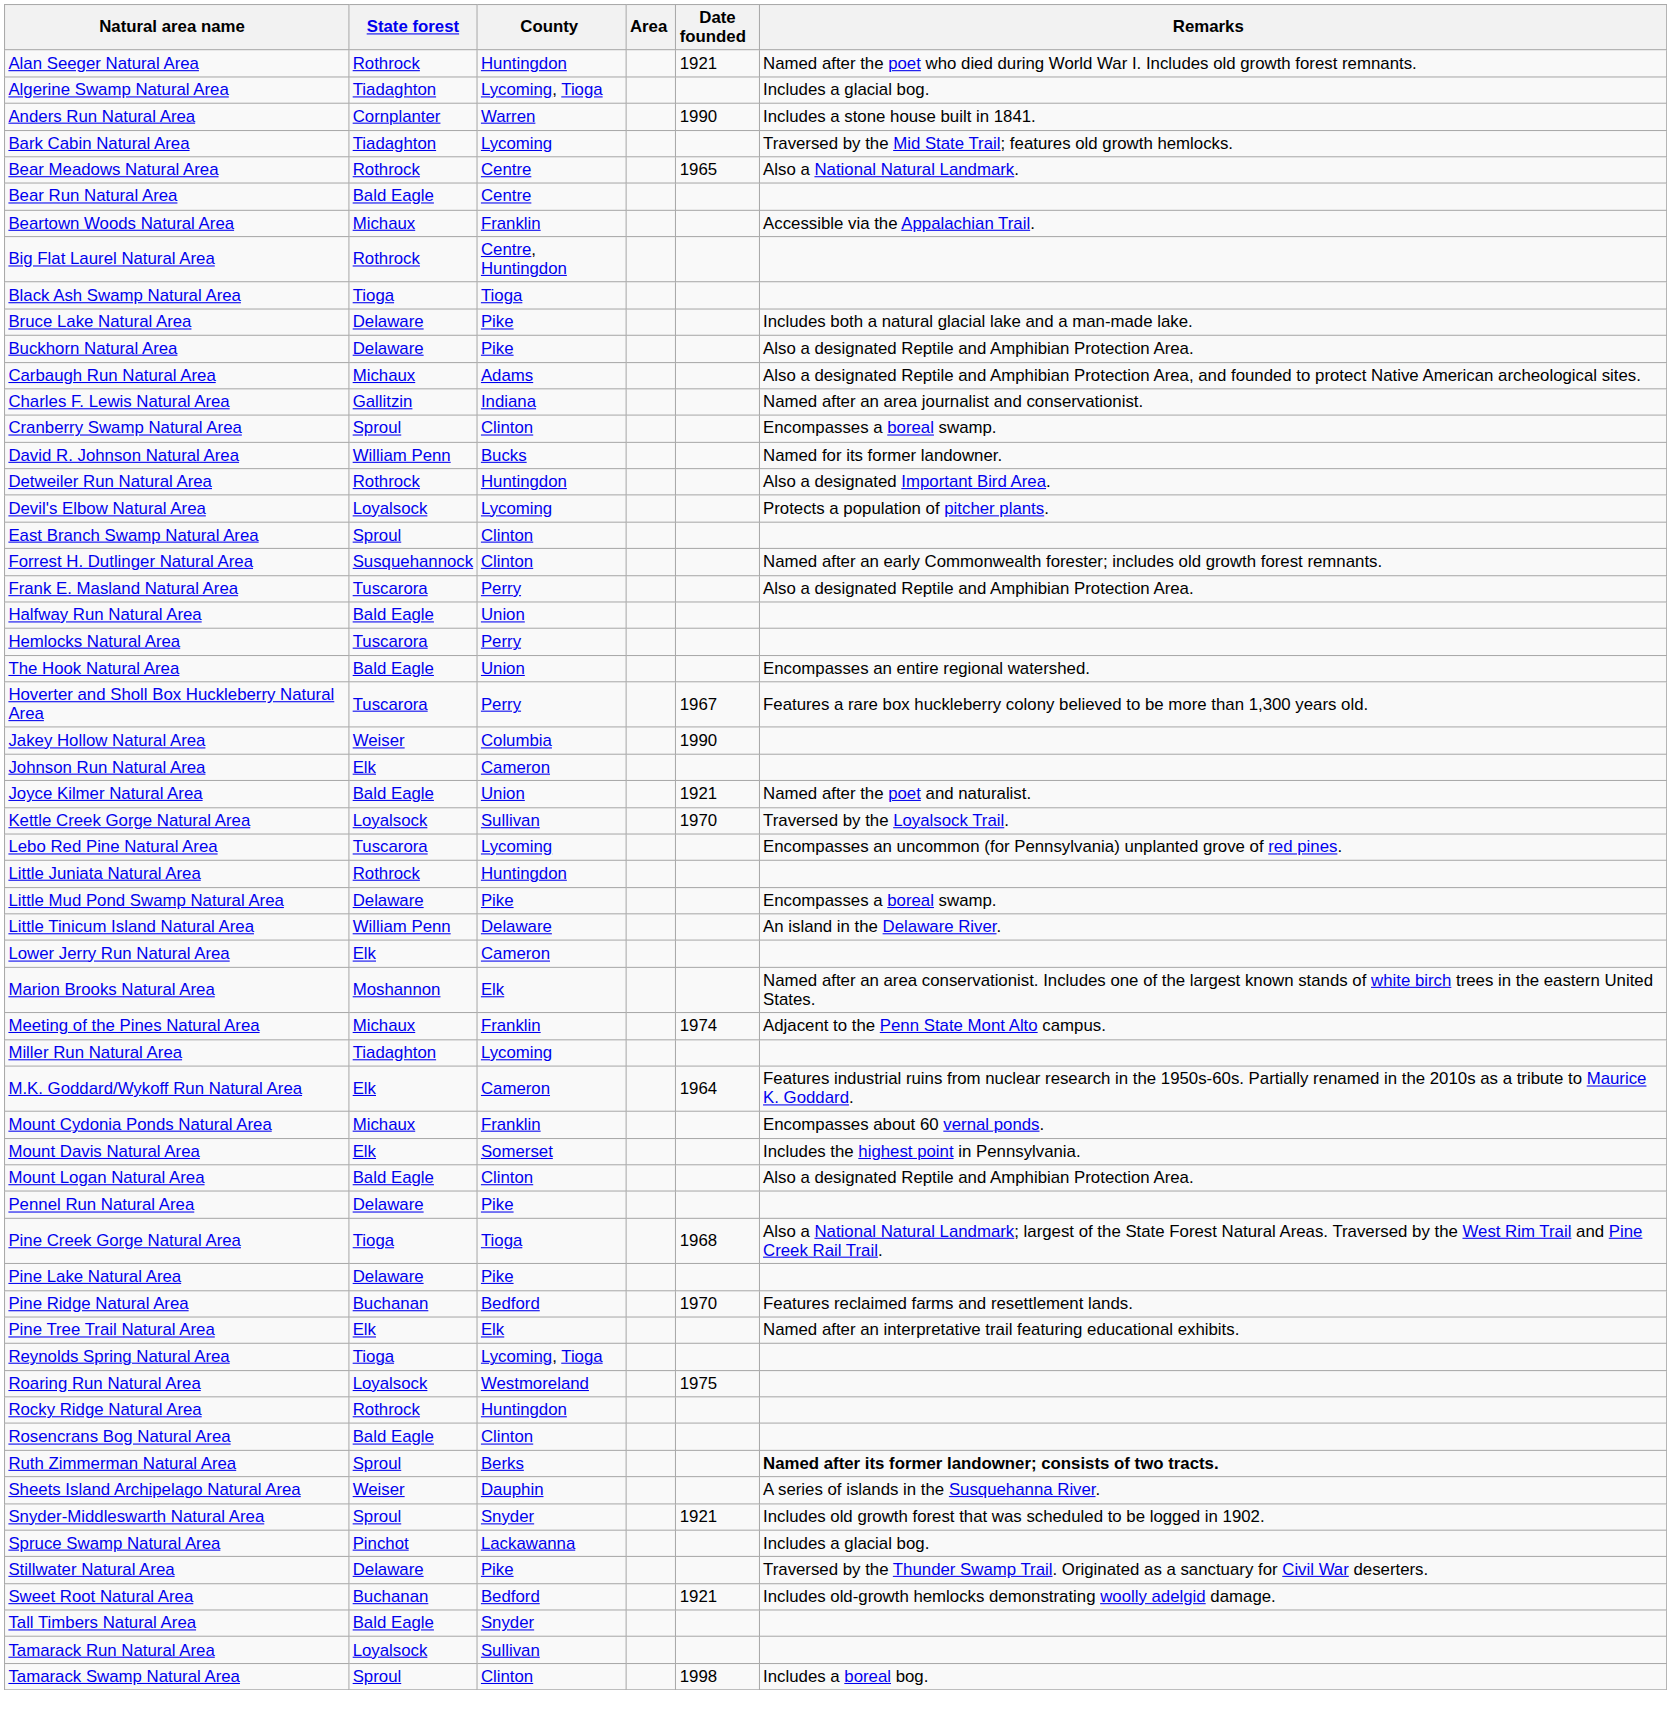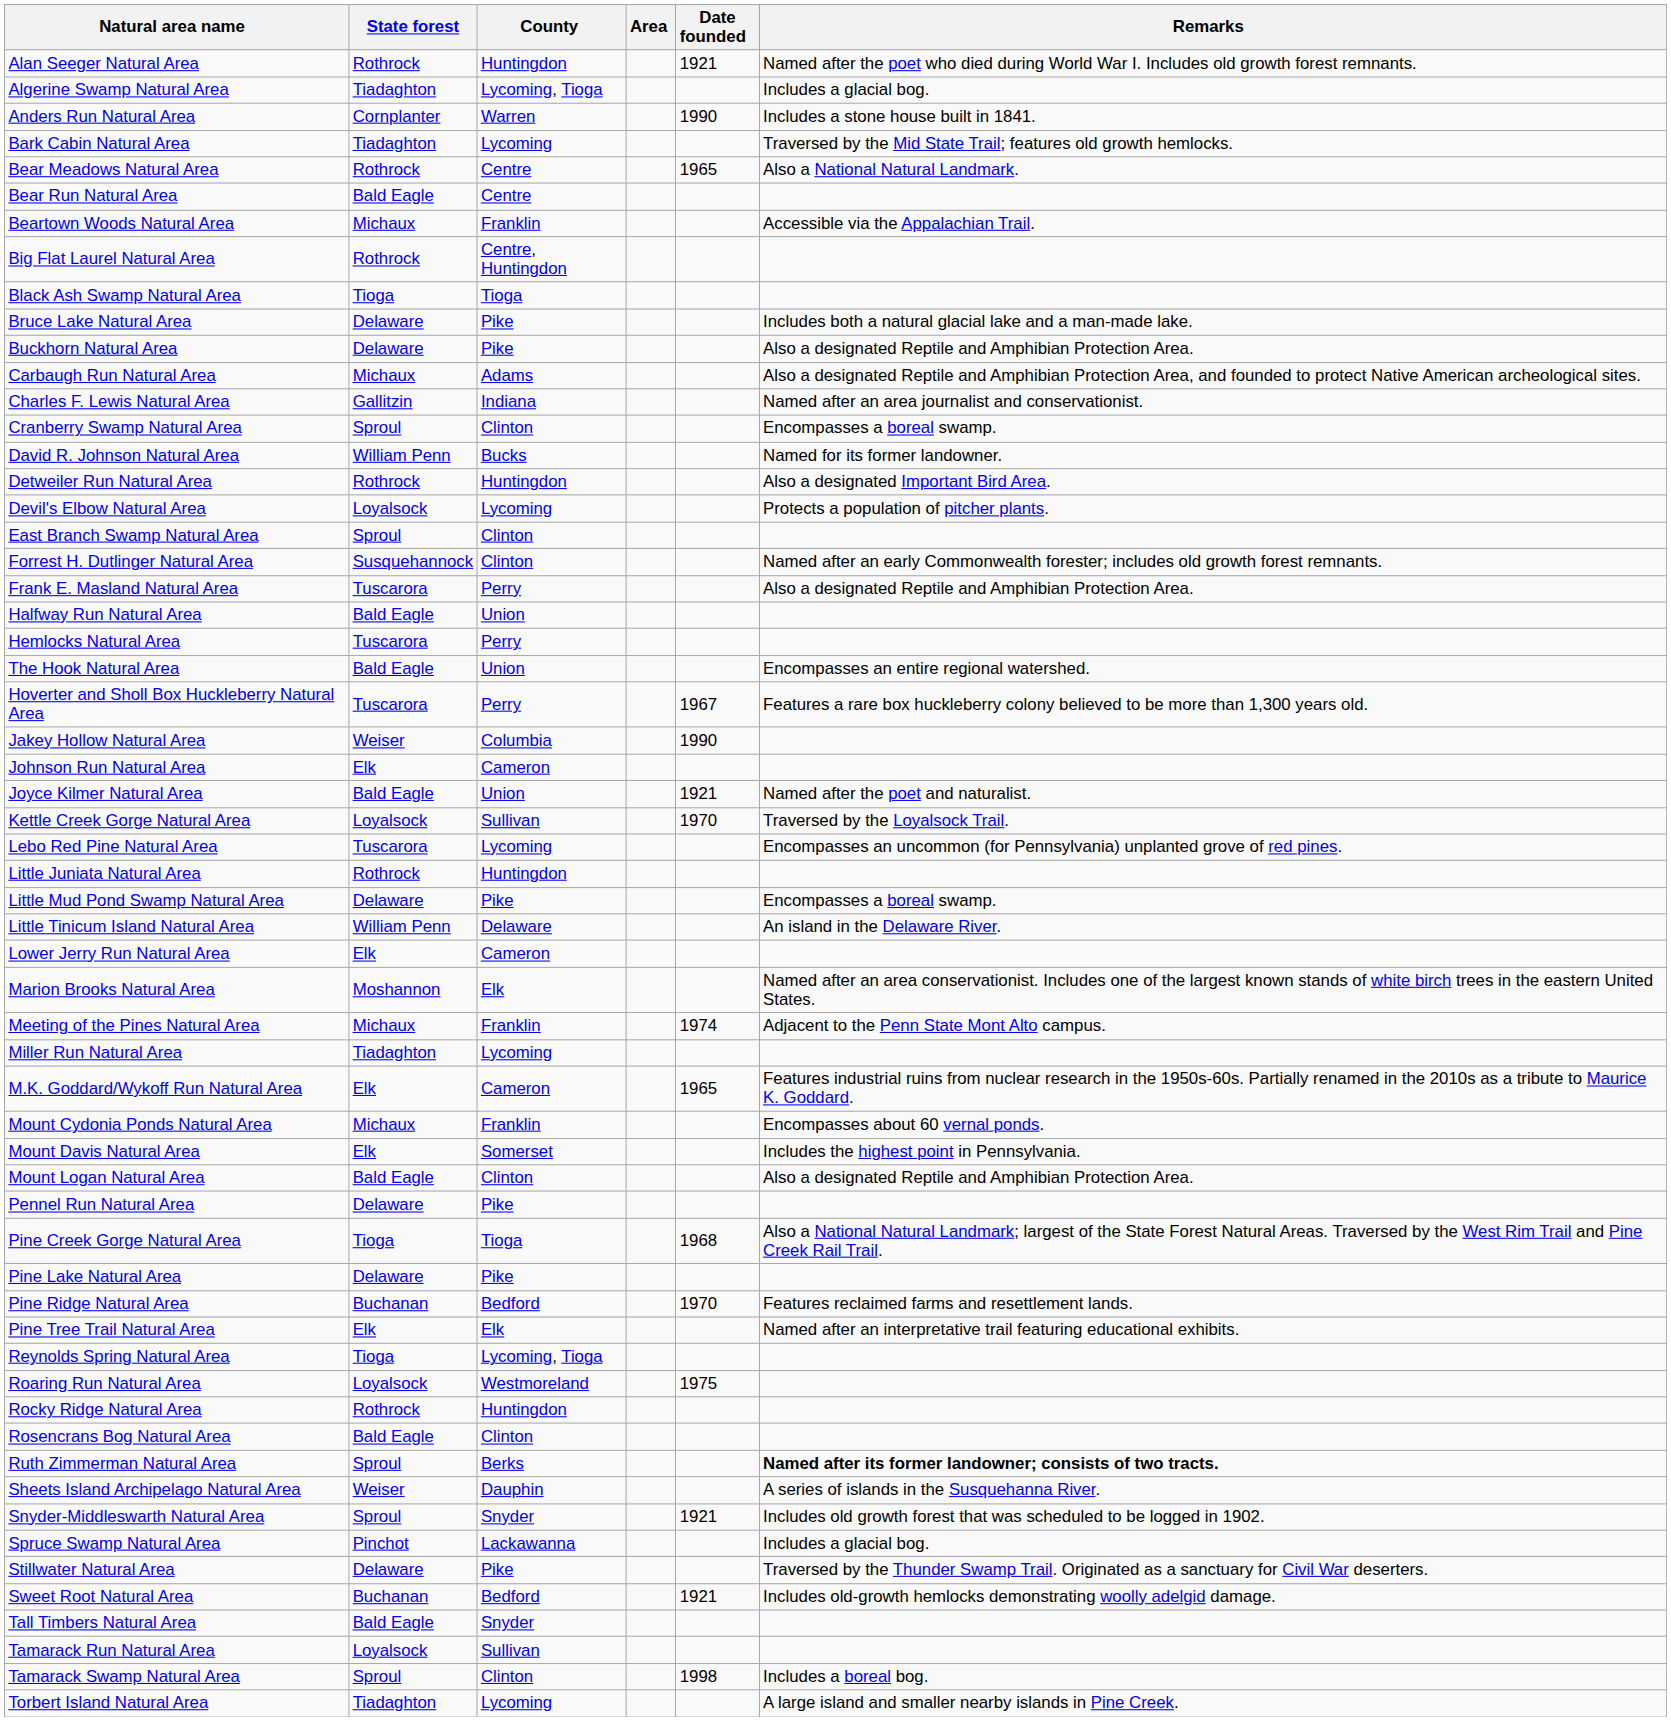(698, 1088) 1964 -> (698, 1088) 1965
+ row: (108, 1703)
